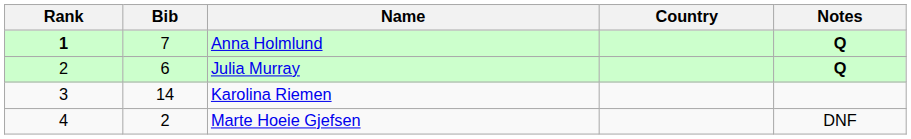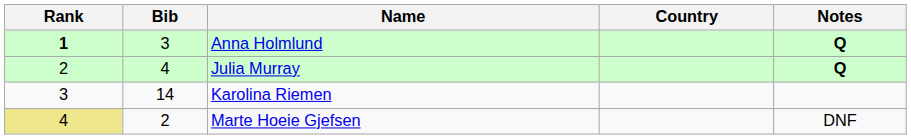(165, 43) 7 -> (165, 43) 3
(165, 69) 6 -> (165, 69) 4
(64, 120) no background -> (64, 120) khaki background
